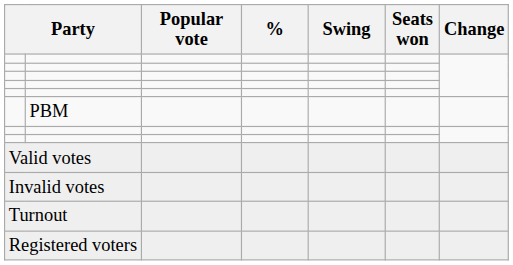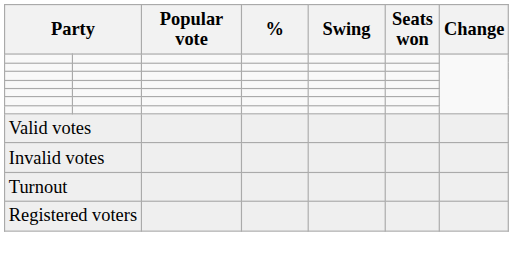- row: (15, 111)
